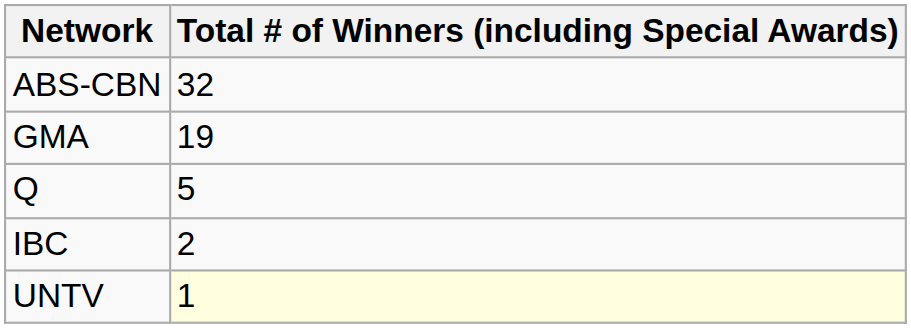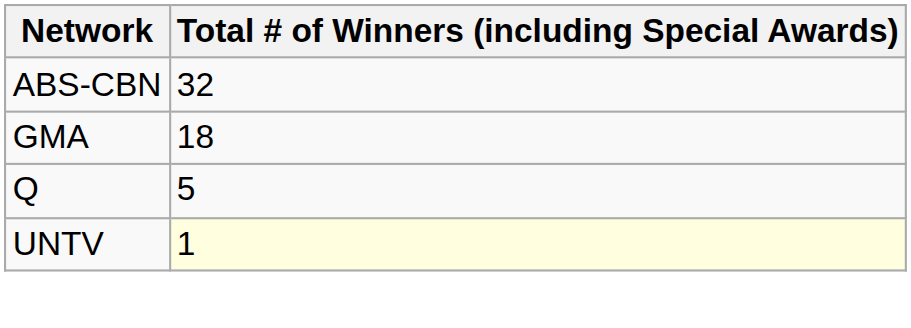(195, 137) 19 -> (195, 137) 18
- row: (41, 243)
